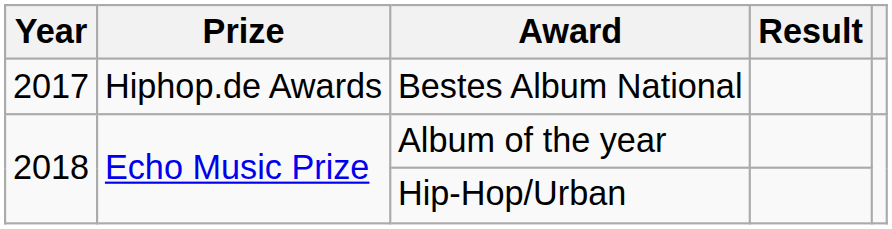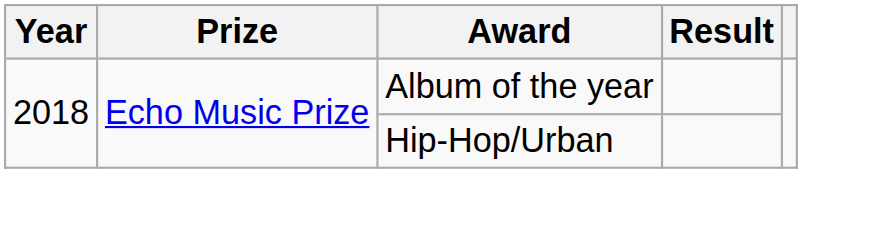- row: (570, 85)
